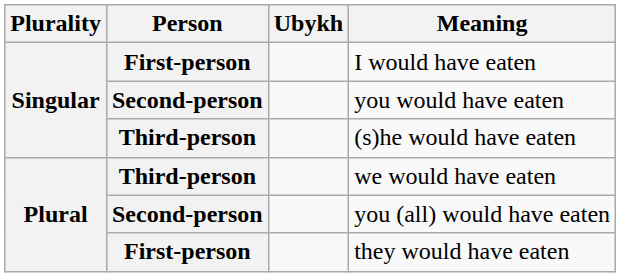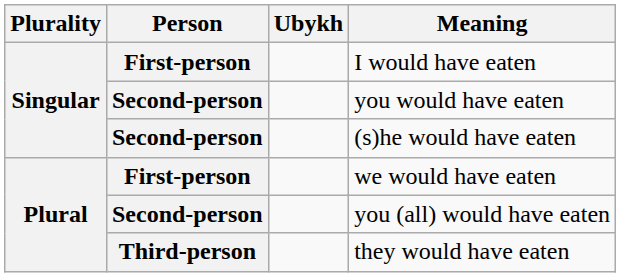(187, 137) Third-person -> (187, 137) Second-person
(187, 175) Third-person -> (187, 175) First-person
(187, 251) First-person -> (187, 251) Third-person
